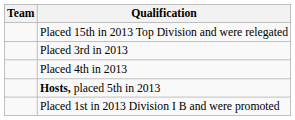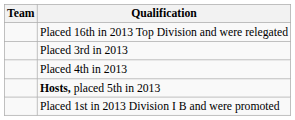- row: (164, 32)
+ row: (164, 32)
